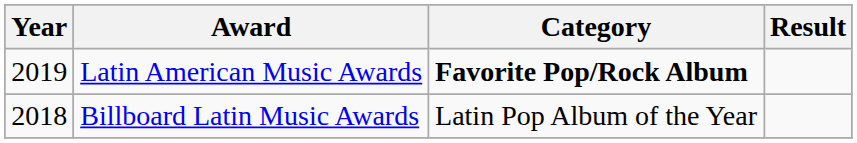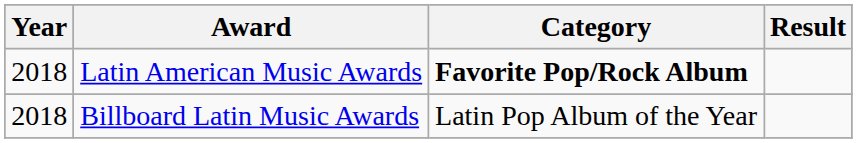(39, 71) 2019 -> (39, 71) 2018
